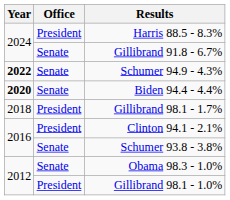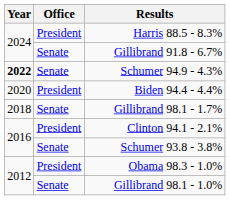(19, 90) bold -> (19, 90) normal
(53, 90) Senate -> (59, 90) President
(59, 109) President -> (53, 109) Senate
(53, 166) Senate -> (59, 166) President
(59, 185) President -> (53, 185) Senate
